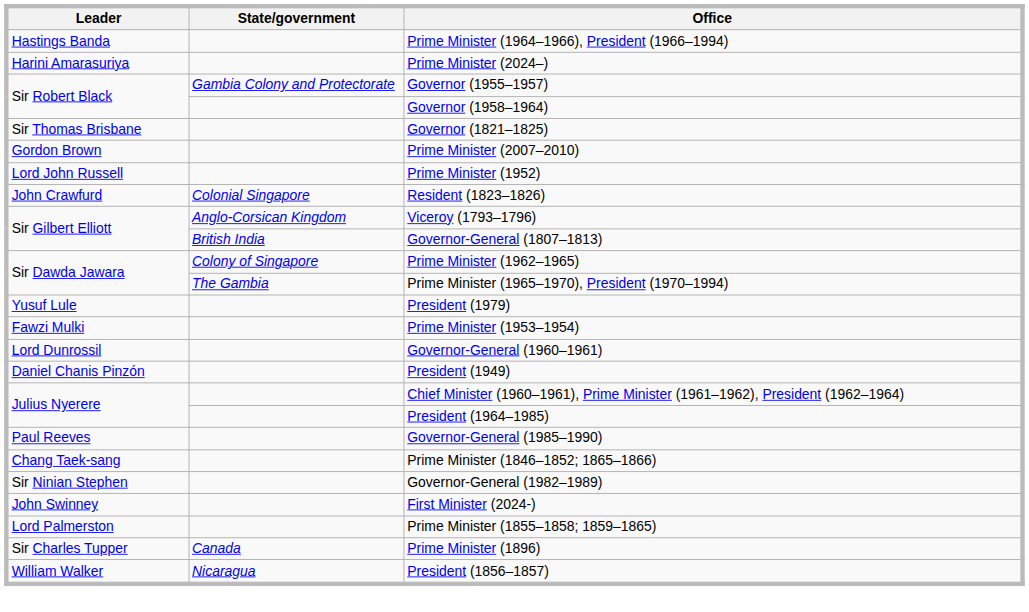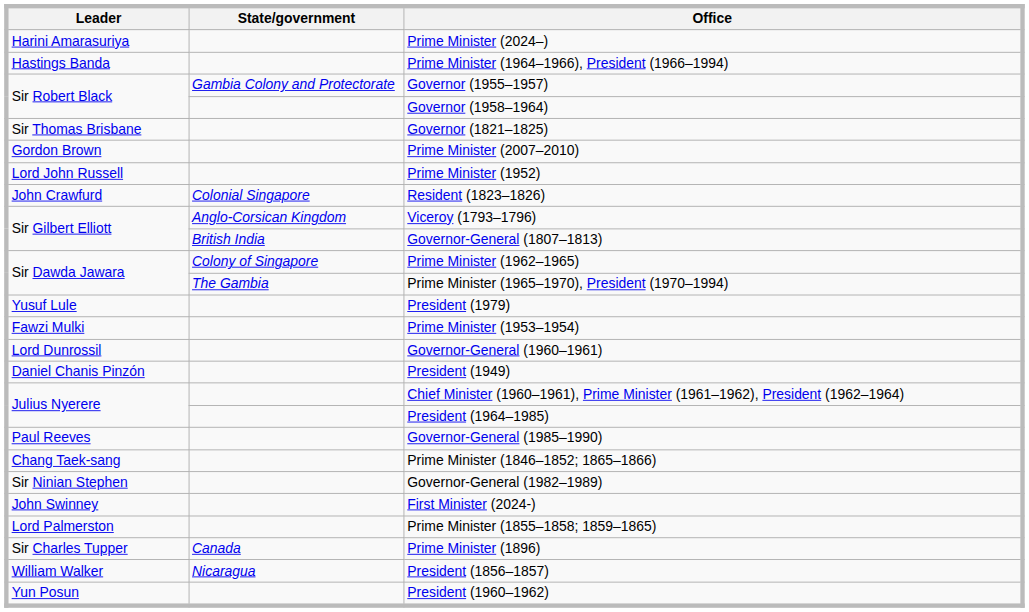rows swapped: (478, 63) <-> (568, 41)
+ row: (478, 593)
